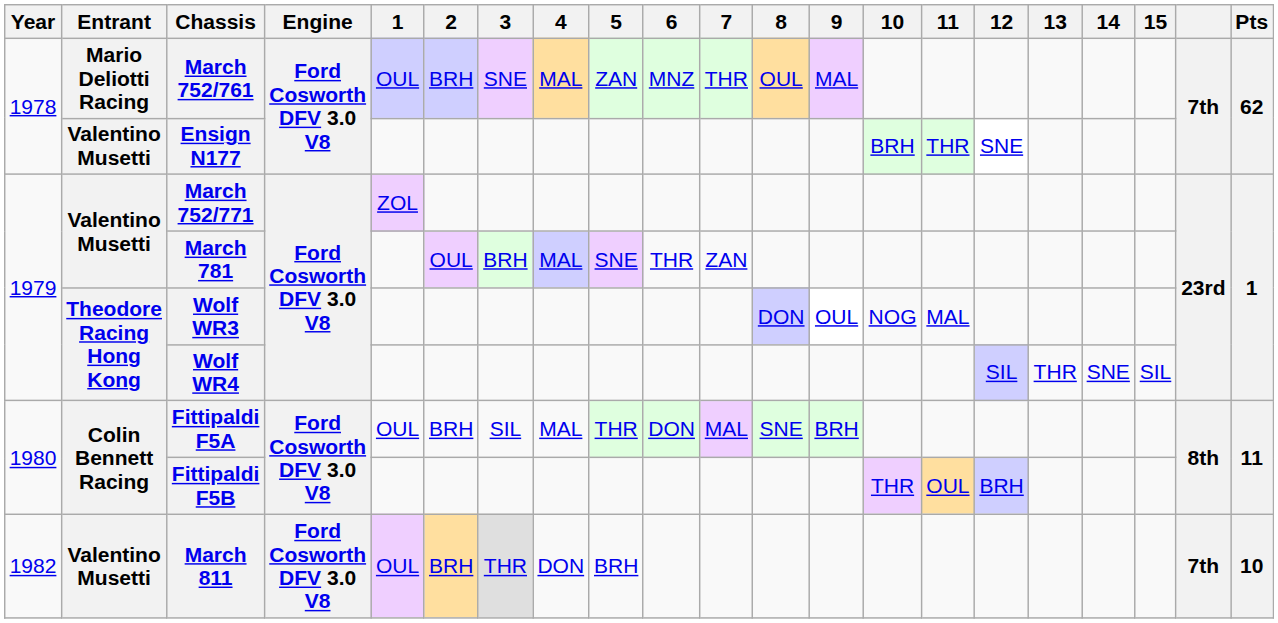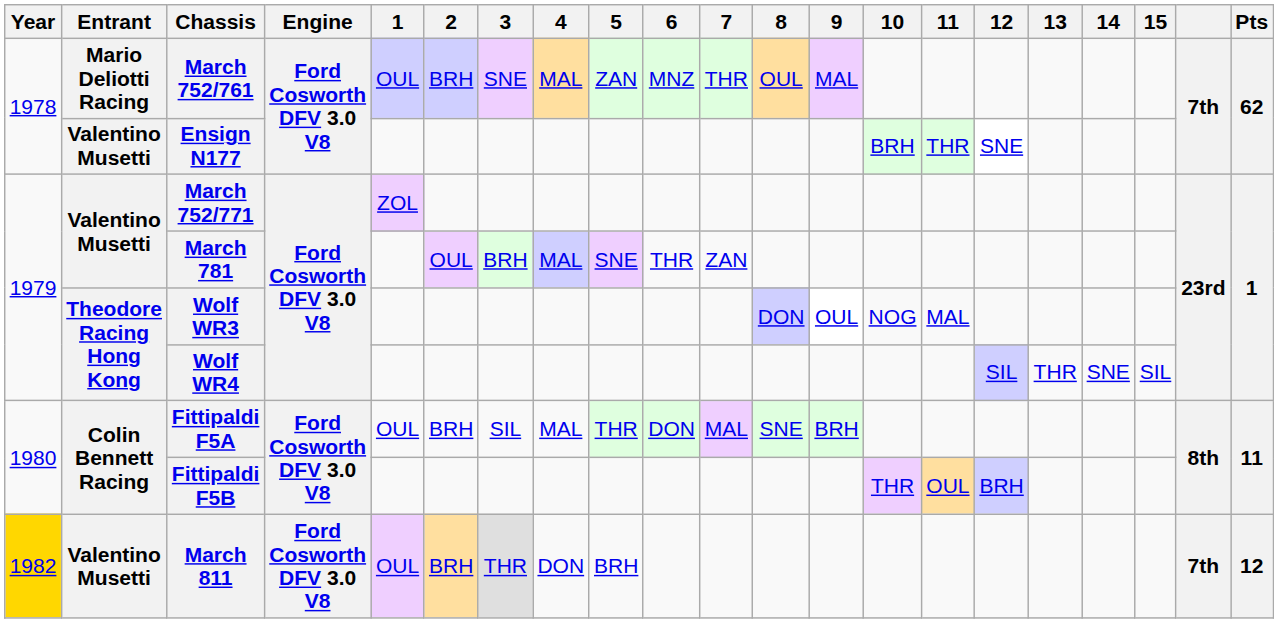(33, 566) no background -> (33, 566) gold background
(1252, 566) 10 -> (1252, 566) 12
